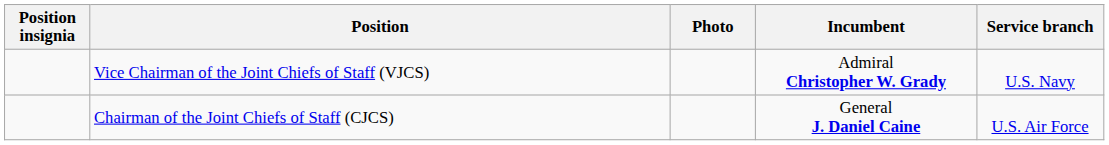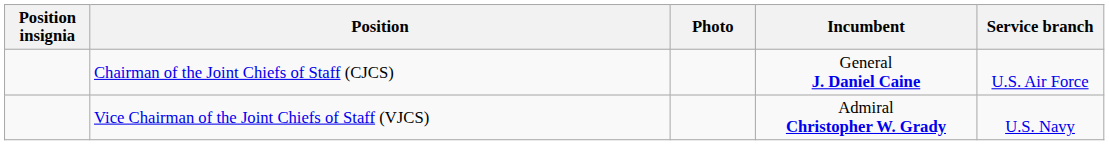rows swapped: (244, 117) <-> (262, 72)
